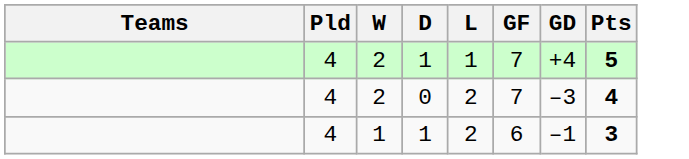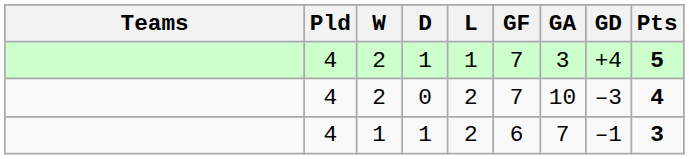+ column: (562, 23)
